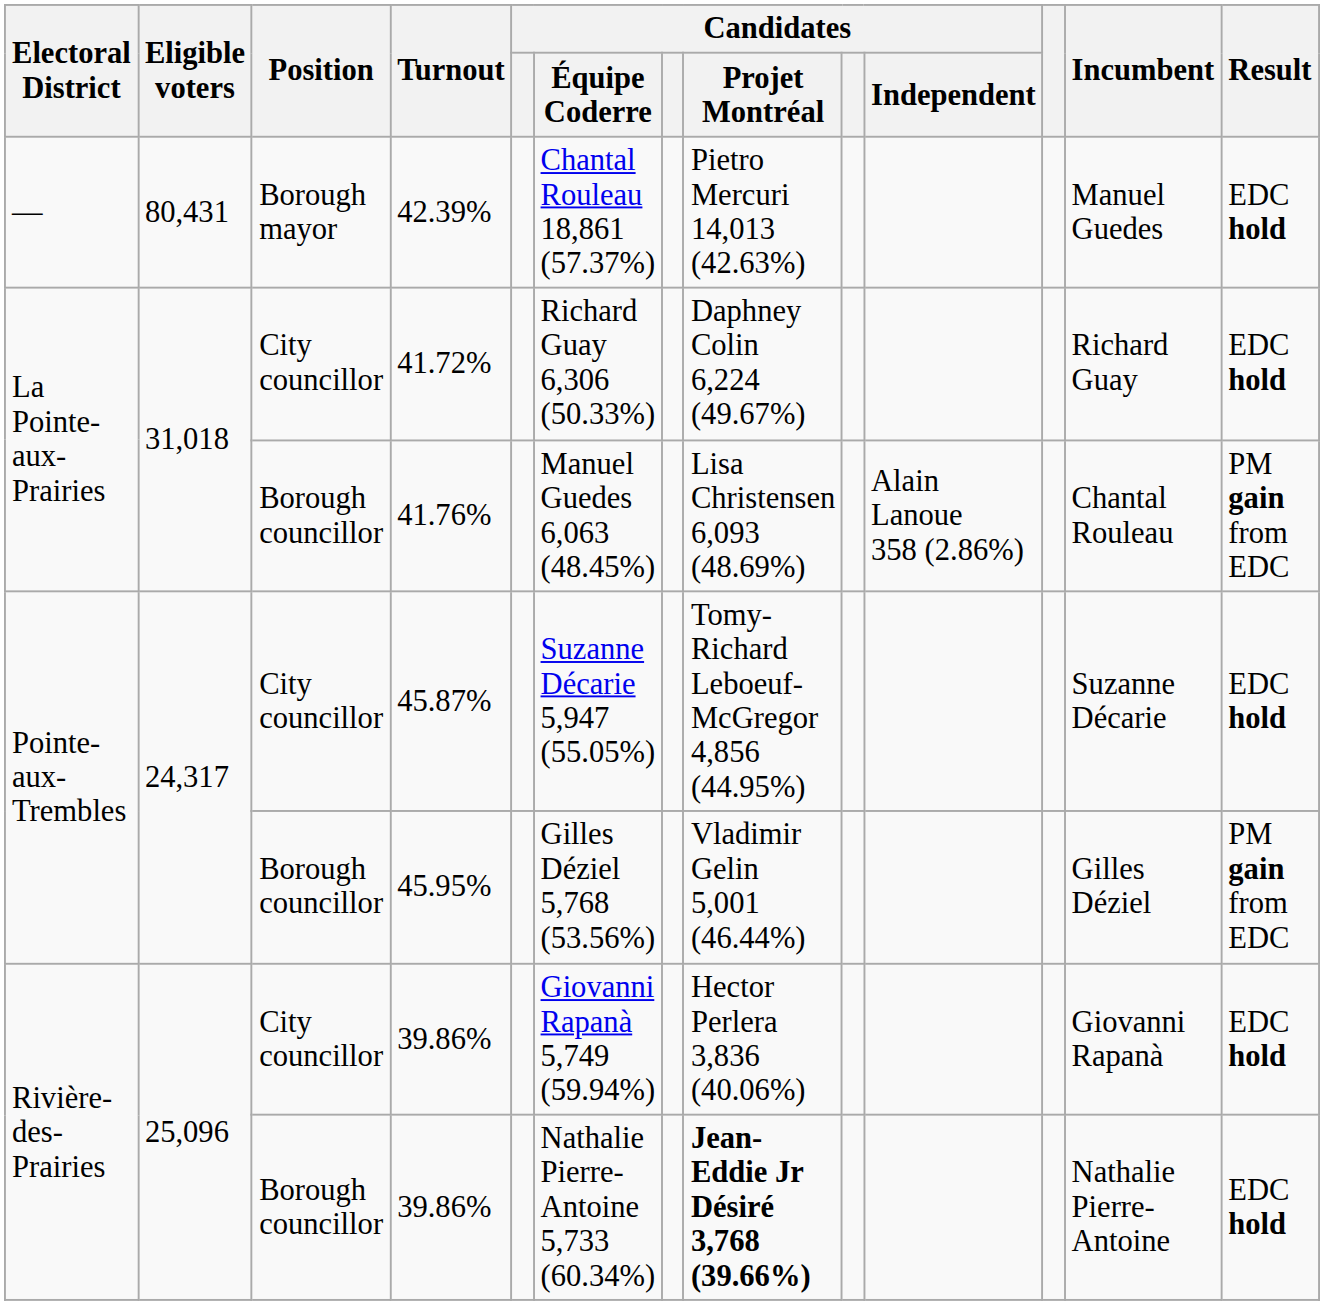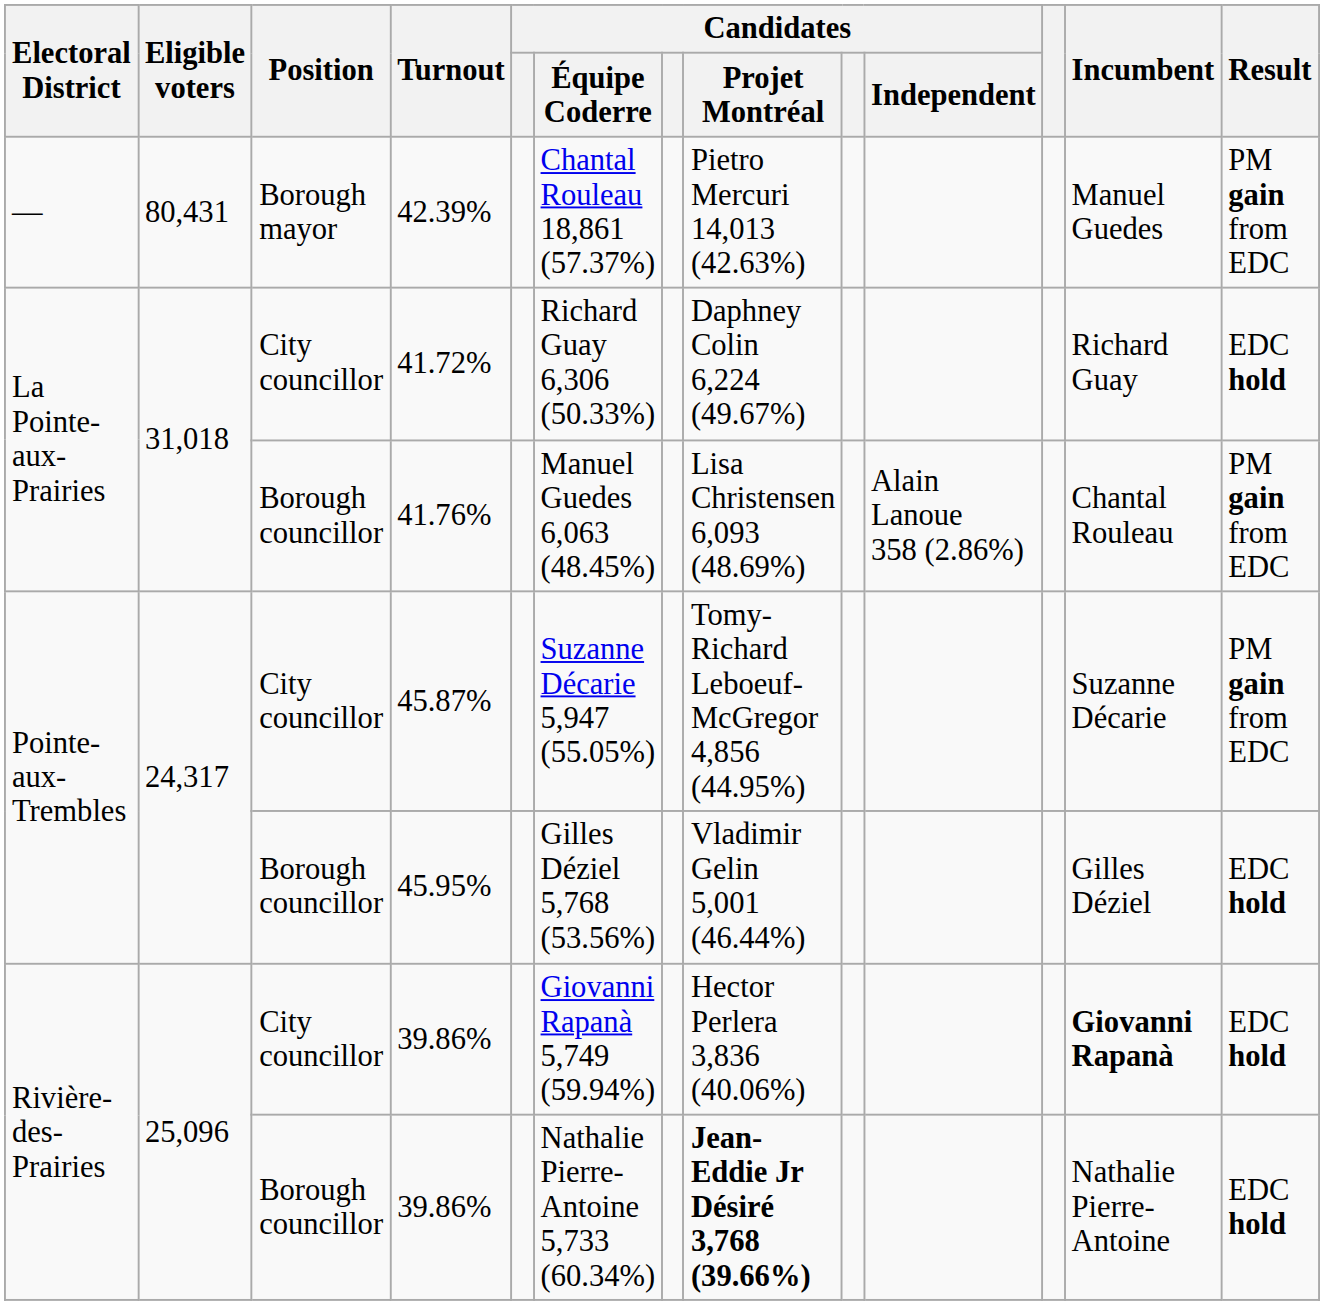(1259, 211) EDC hold -> (1259, 211) PM gain from EDC
(1259, 700) EDC hold -> (1259, 700) PM gain from EDC
(1259, 886) PM gain from EDC -> (1259, 886) EDC hold
(1128, 1038) normal -> (1132, 1038) bold
